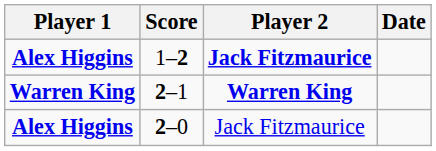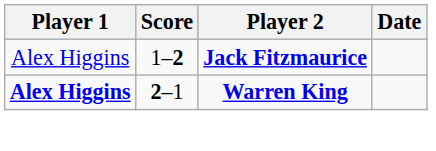(72, 57) bold -> (70, 57) normal
(72, 92) Warren King -> (70, 92) Alex Higgins
- row: (171, 127)
